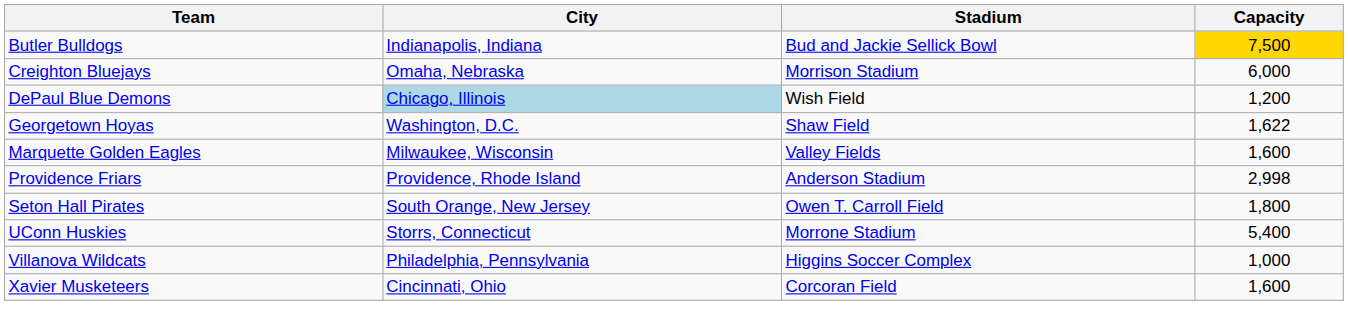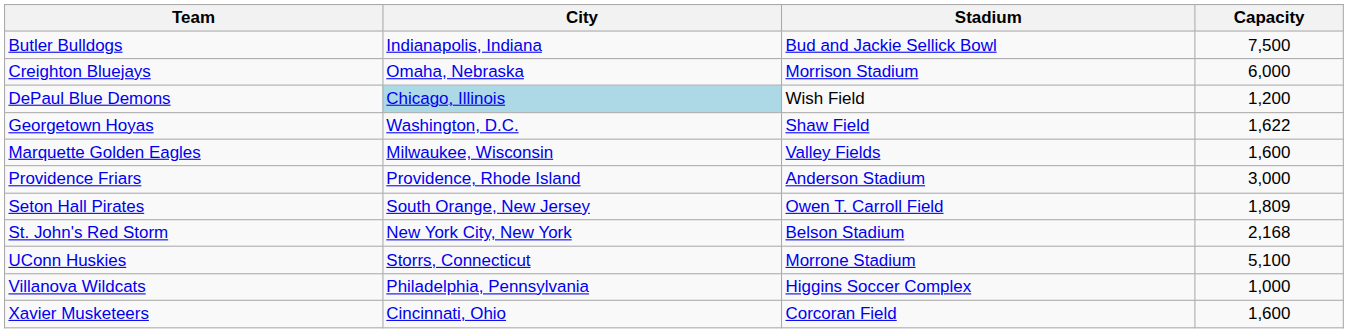(1269, 44) gold background -> (1269, 44) no background
(1269, 179) 2,998 -> (1269, 179) 3,000
(1269, 206) 1,800 -> (1269, 206) 1,809
+ row: (88, 233)
(1269, 233) 5,400 -> (1269, 260) 5,100
